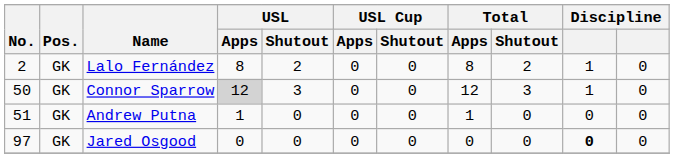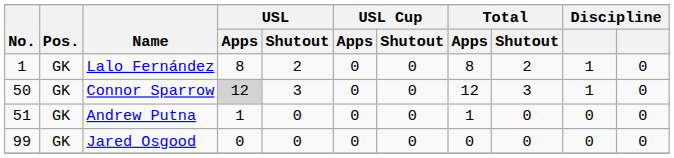(22, 67) 2 -> (22, 67) 1
(22, 141) 97 -> (22, 141) 99
(589, 141) bold -> (589, 141) normal
